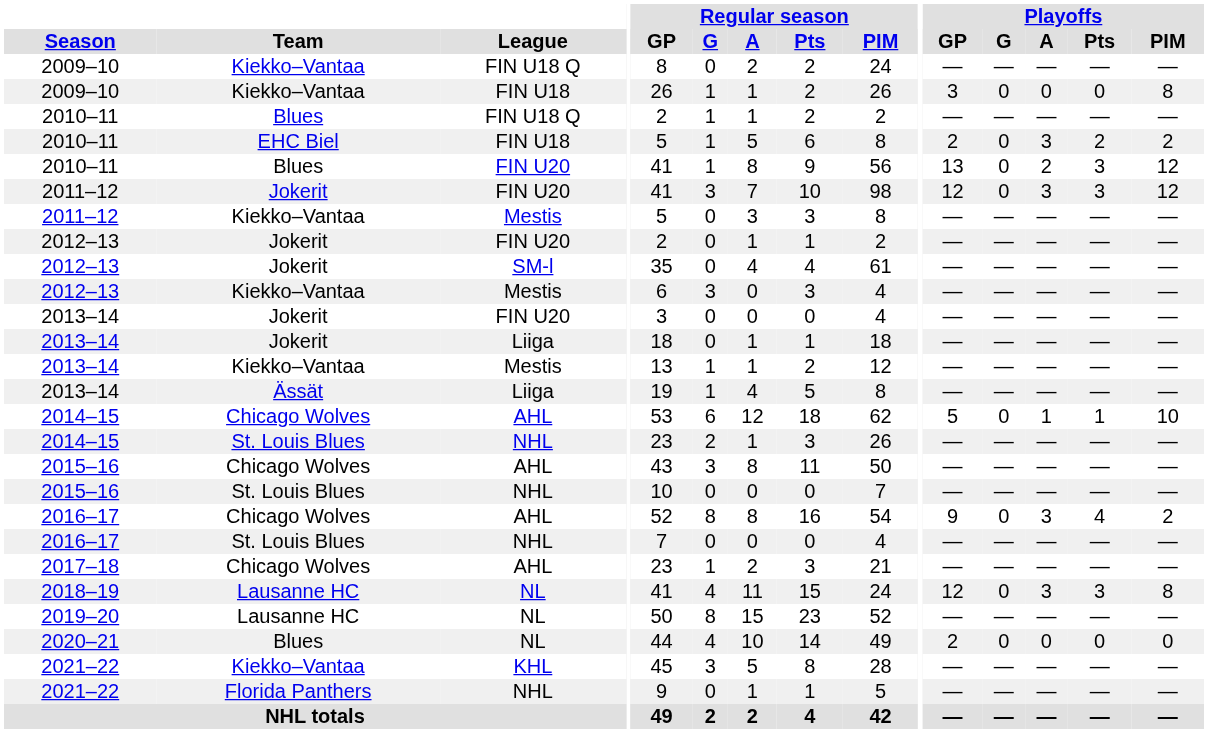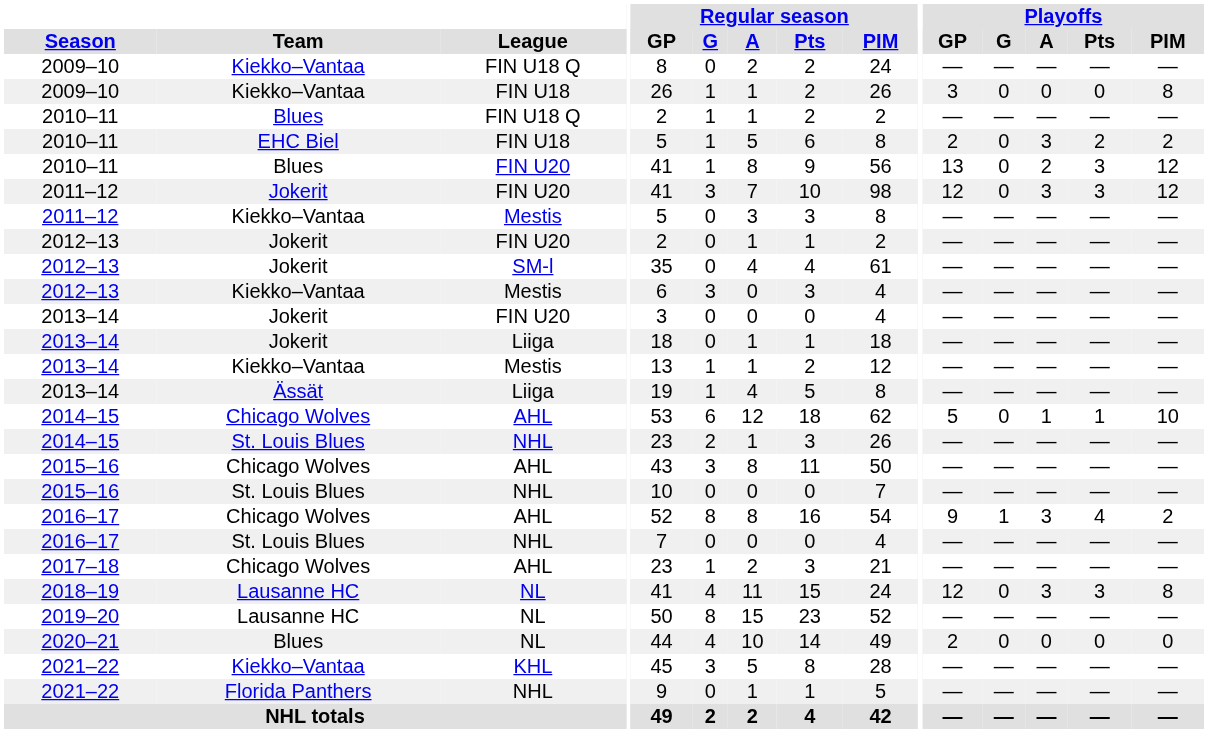(1004, 516) 0 -> (1004, 516) 1
